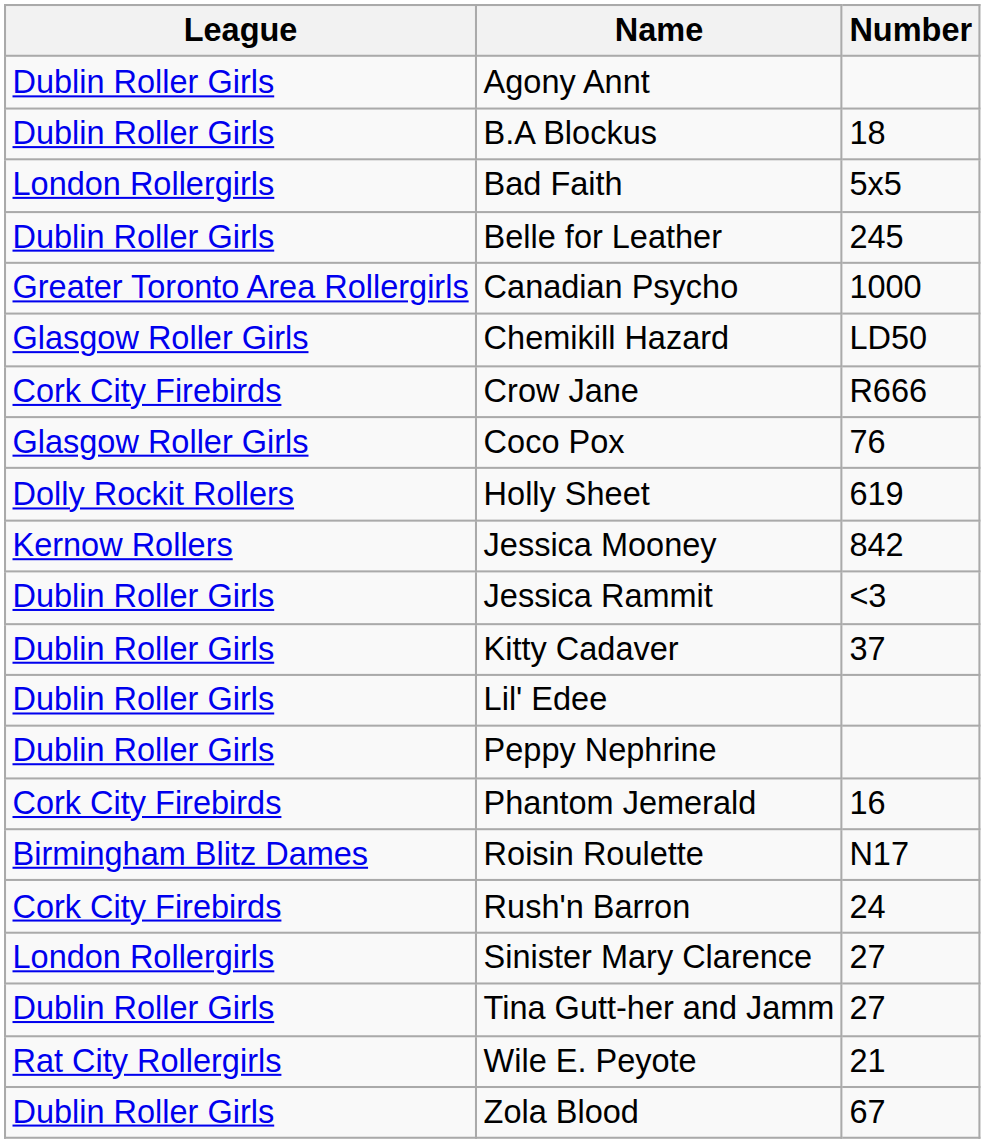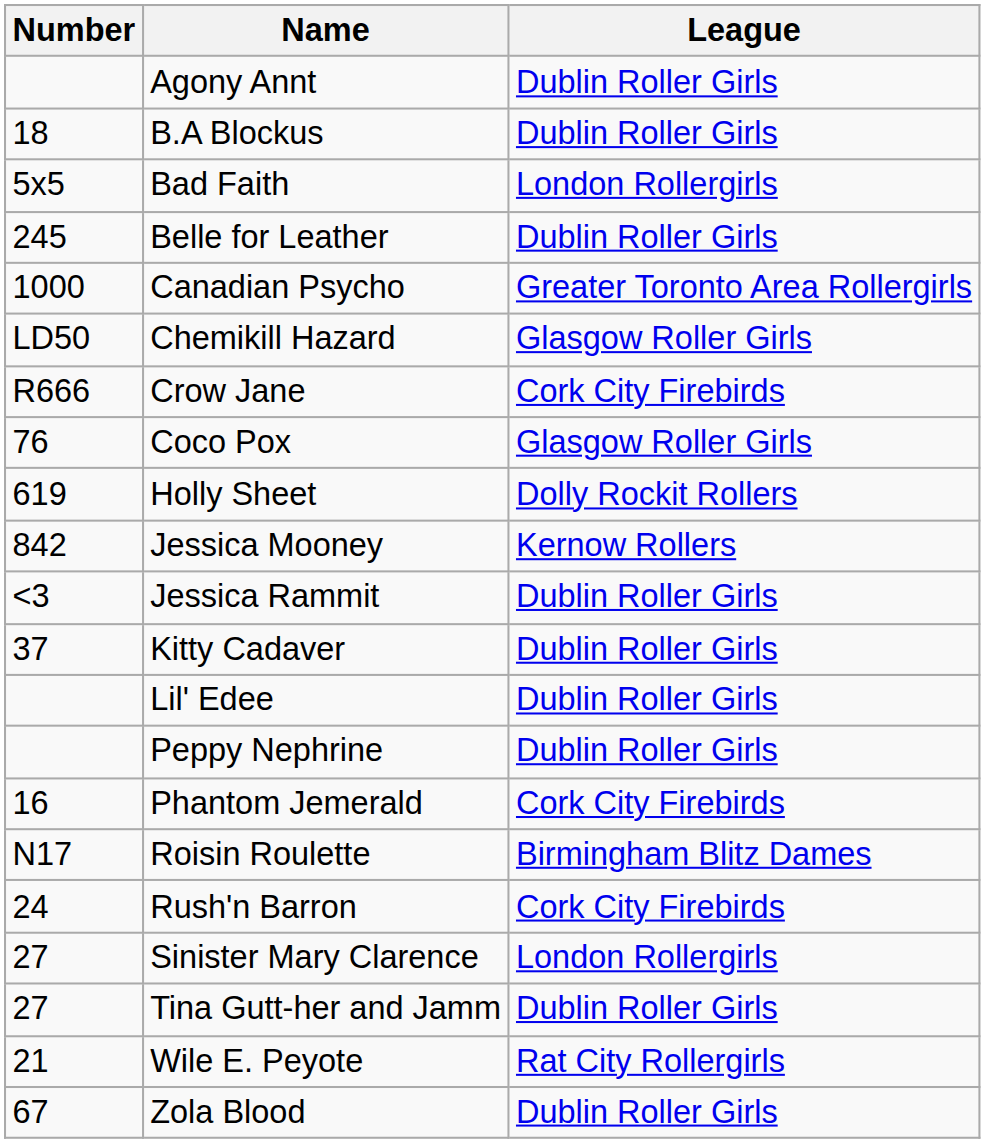columns swapped: (911, 30) <-> (241, 30)
